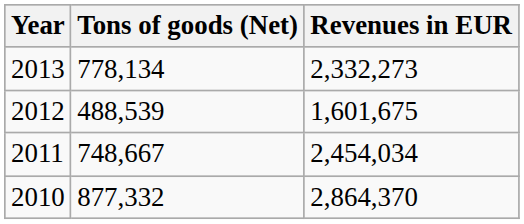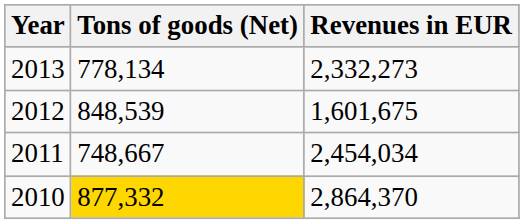(121, 111) 488,539 -> (121, 111) 848,539
(121, 196) no background -> (121, 196) gold background
